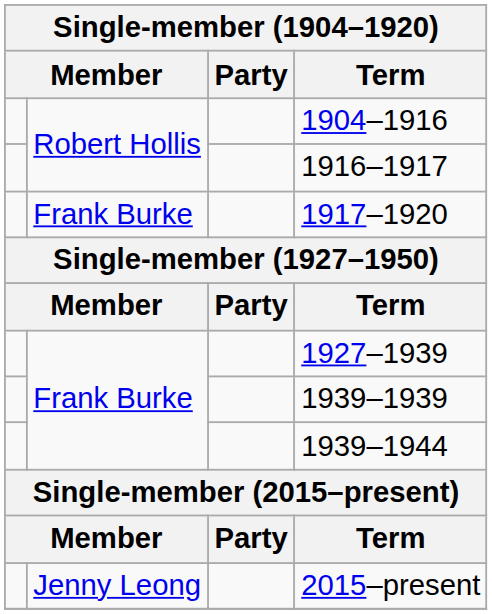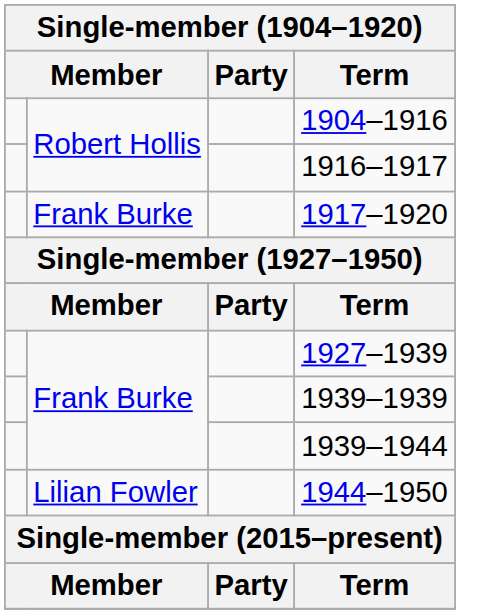+ row: (374, 492)
- row: (391, 584)
